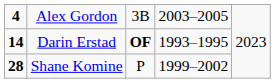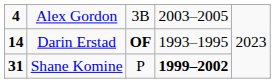(16, 66) 28 -> (16, 66) 31
(193, 66) normal -> (193, 66) bold
